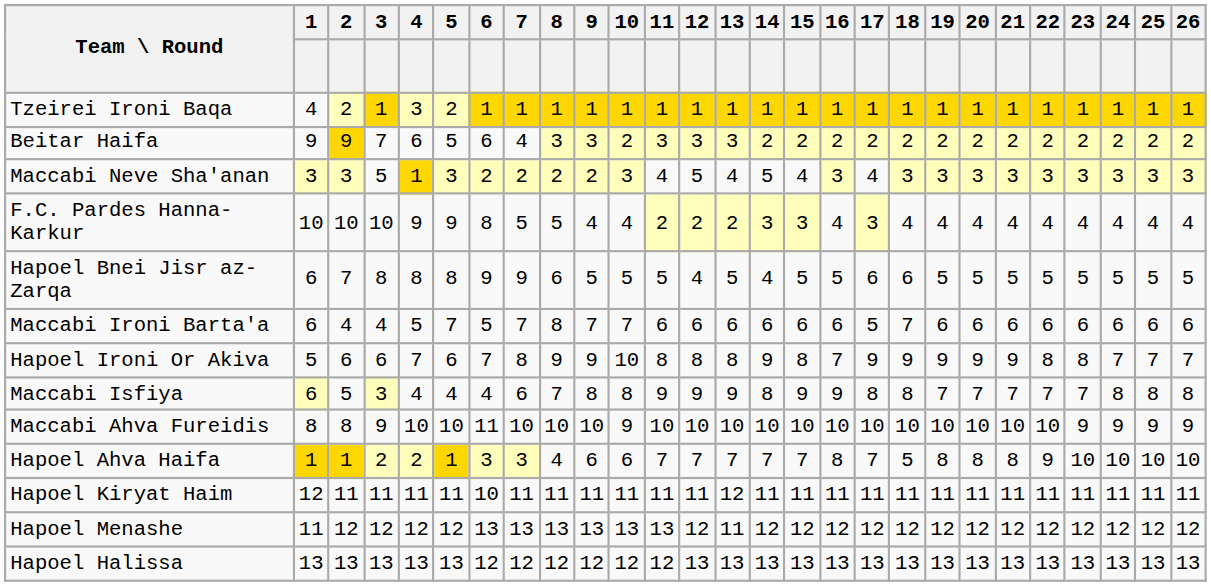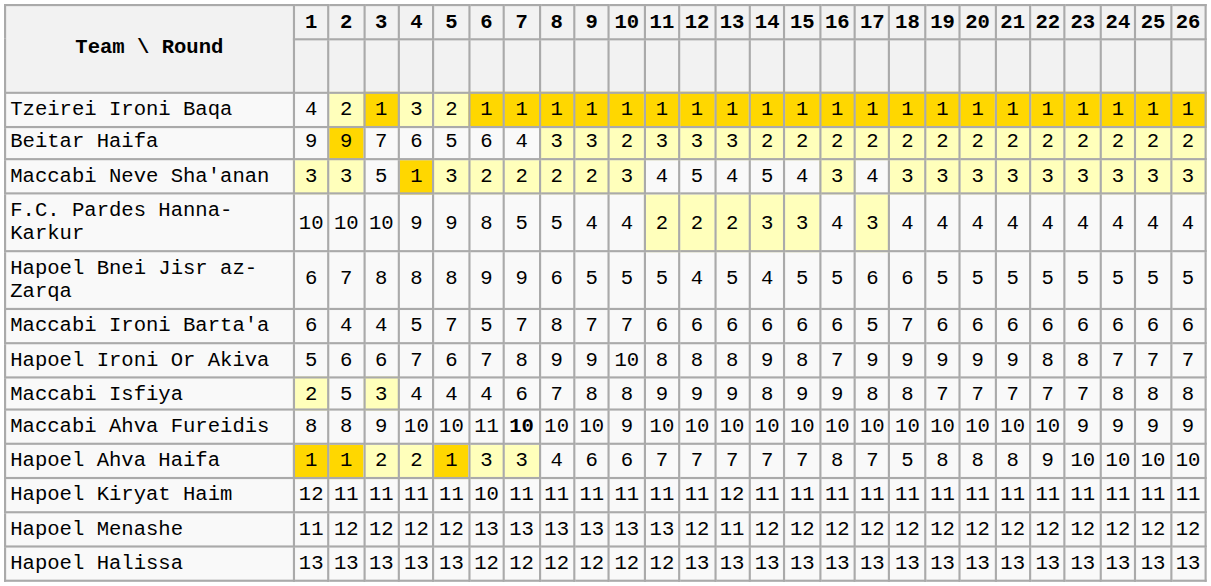(311, 393) 6 -> (311, 393) 2
(522, 427) normal -> (522, 427) bold
